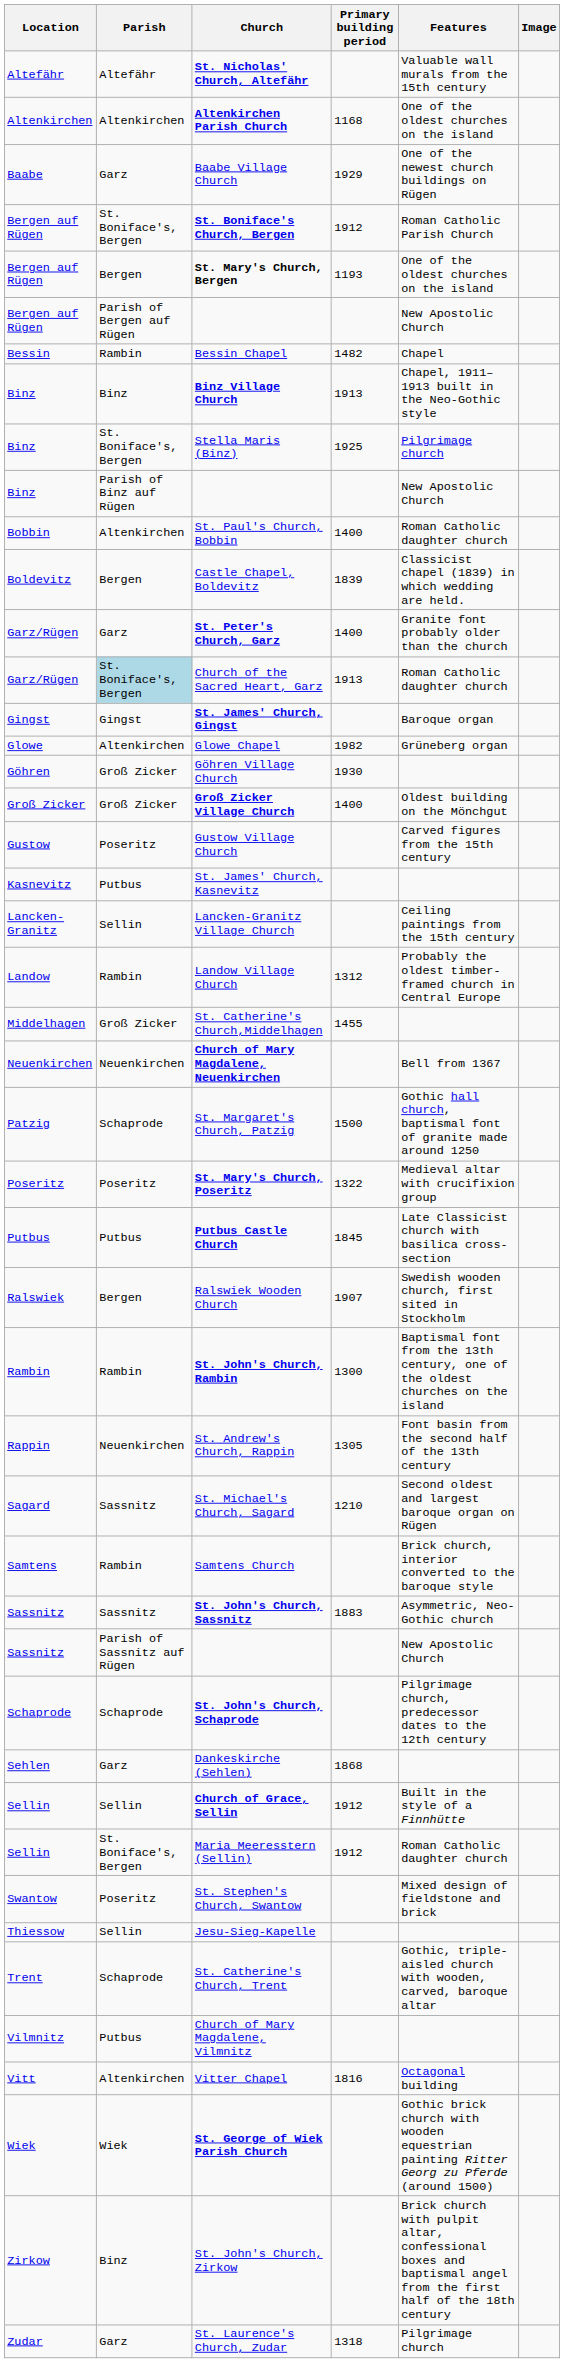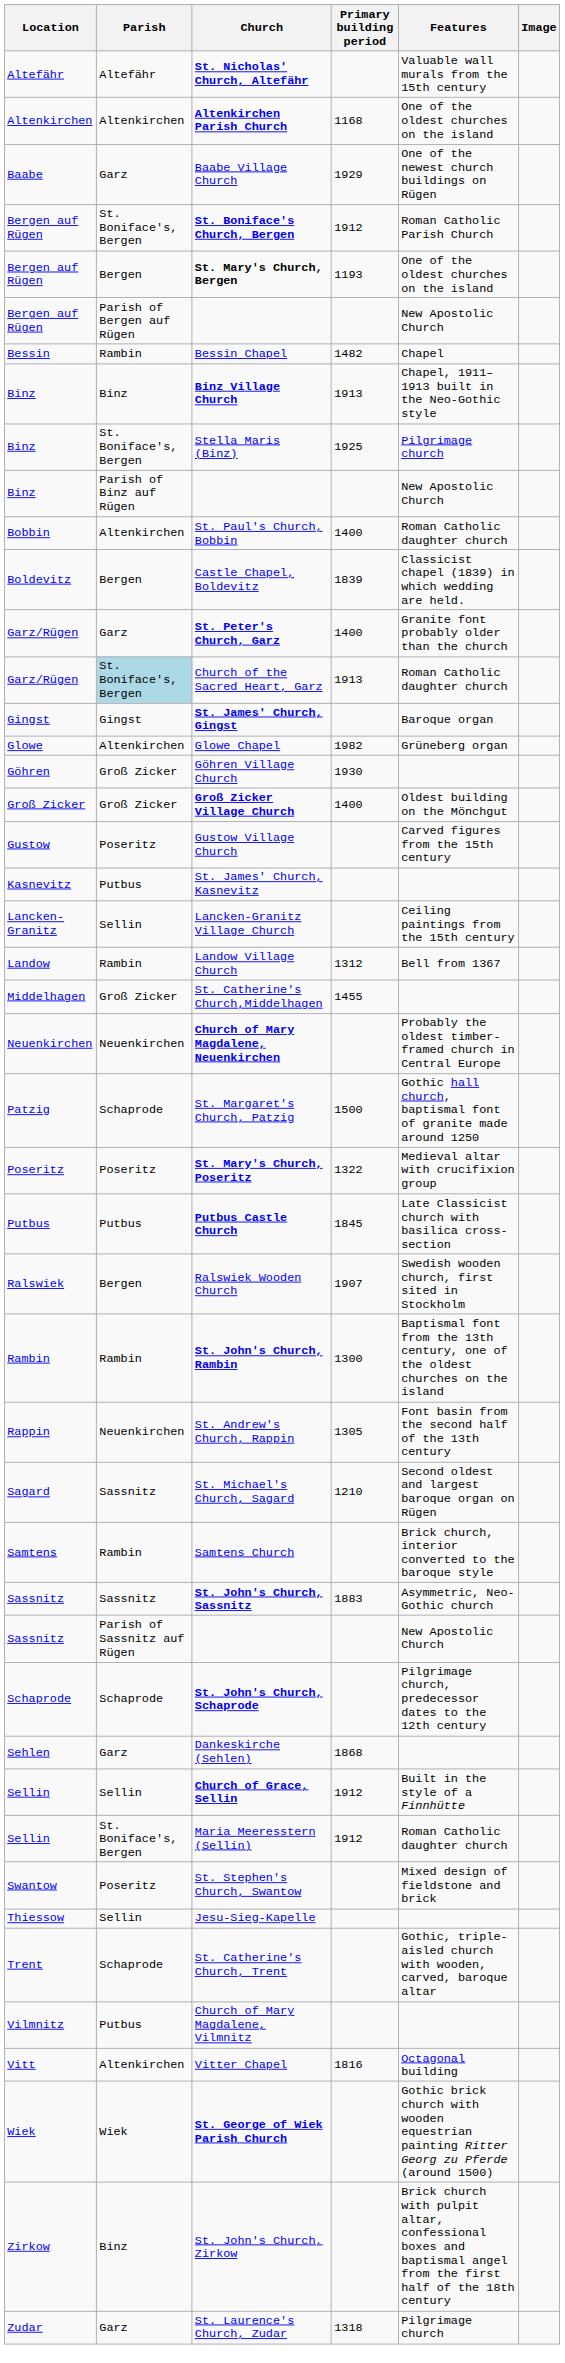(458, 977) Probably the oldest timber-framed church in Central Europe -> (451, 964) Bell from 1367
(451, 1064) Bell from 1367 -> (458, 1043) Probably the oldest timber-framed church in Central Europe
